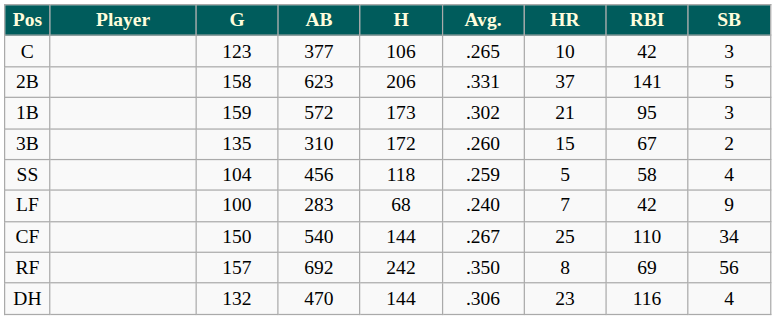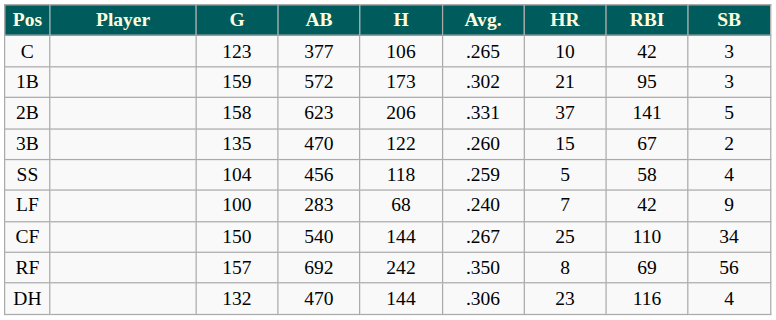rows swapped: (27, 112) <-> (27, 81)
(319, 143) 310 -> (319, 143) 470
(401, 143) 172 -> (401, 143) 122
